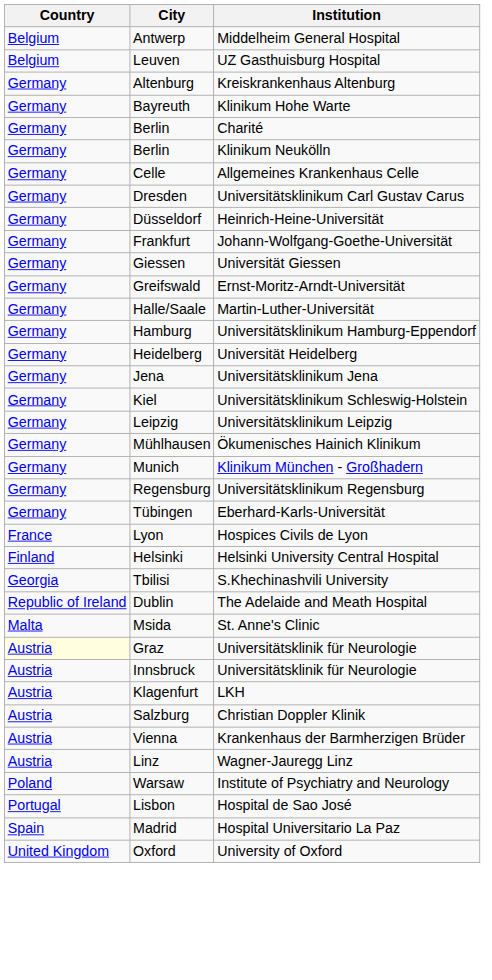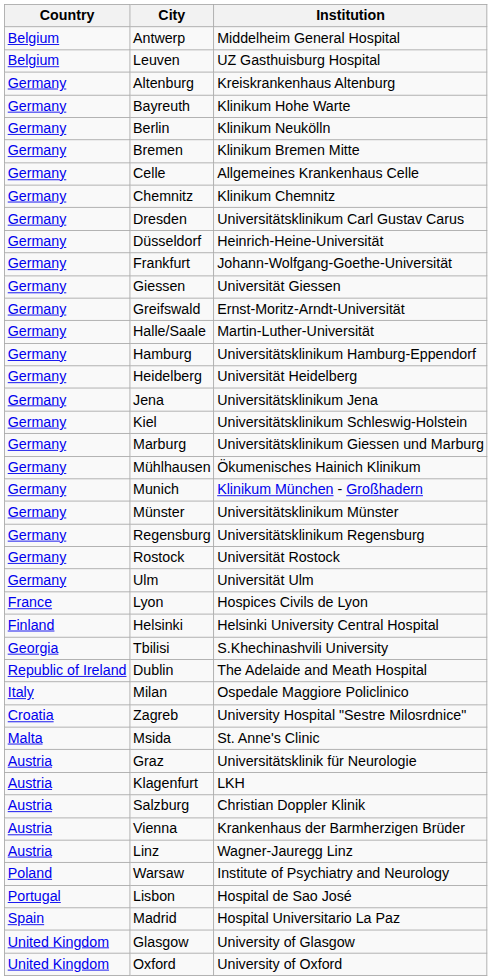- row: (151, 128)
+ row: (158, 151)
+ row: (163, 196)
- row: (156, 422)
+ row: (160, 444)
+ row: (159, 512)
+ row: (159, 557)
- row: (163, 512)
+ row: (146, 580)
+ row: (150, 693)
+ row: (156, 715)
(30, 648) lightyellow background -> (30, 761) no background
- row: (164, 670)
+ row: (161, 941)
